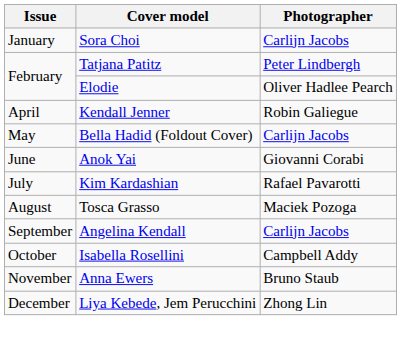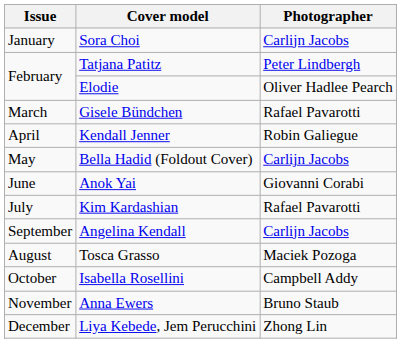+ row: (131, 111)
rows swapped: (119, 207) <-> (132, 231)
